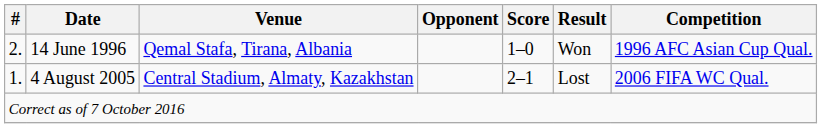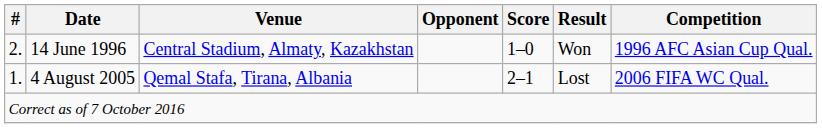(248, 49) Qemal Stafa, Tirana, Albania -> (278, 49) Central Stadium, Almaty, Kazakhstan
(278, 78) Central Stadium, Almaty, Kazakhstan -> (248, 78) Qemal Stafa, Tirana, Albania
